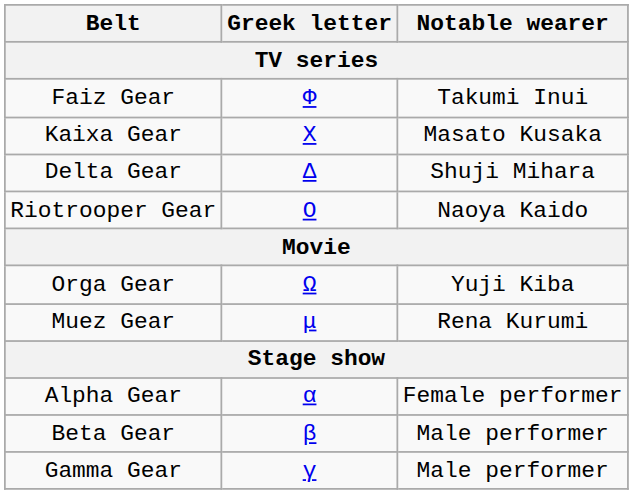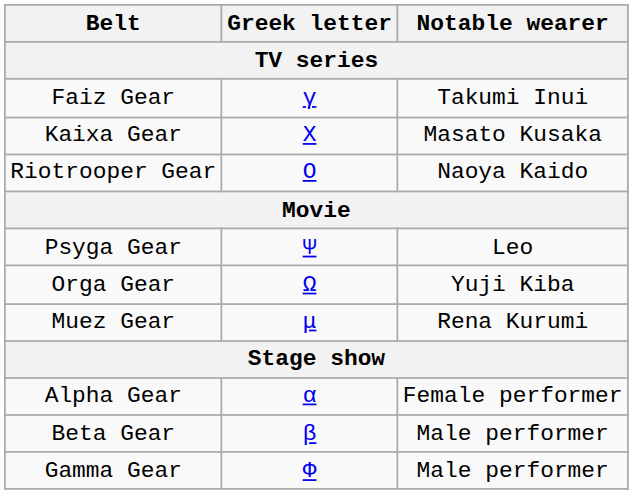(310, 98) Φ -> (310, 98) γ
- row: (113, 173)
+ row: (113, 247)
(310, 471) γ -> (310, 471) Φ
